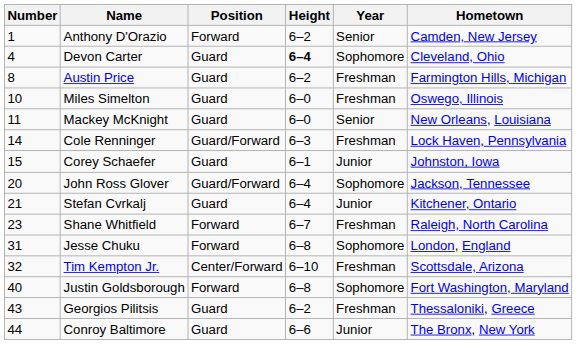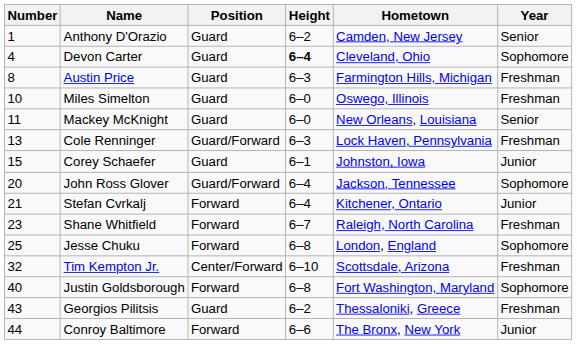columns swapped: (370, 15) <-> (490, 15)
(215, 36) Forward -> (209, 36) Guard
(300, 78) 6–2 -> (300, 78) 6–3
(15, 141) 14 -> (15, 141) 13
(209, 203) Guard -> (215, 203) Forward
(15, 245) 31 -> (15, 245) 25
(209, 329) Guard -> (215, 329) Forward
